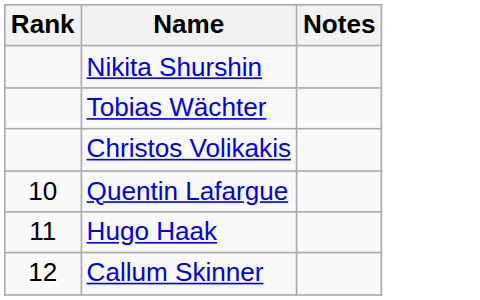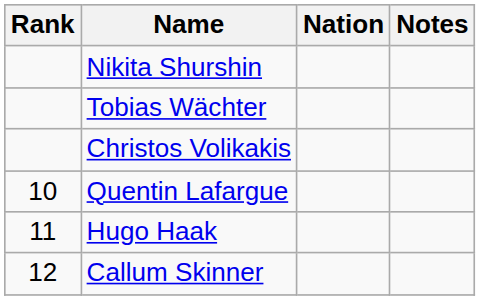+ column: (344, 25)
